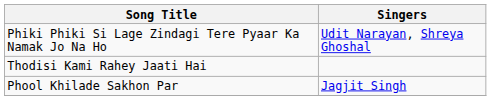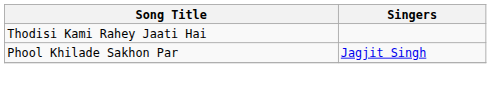- row: (153, 40)
